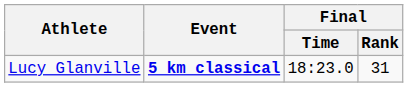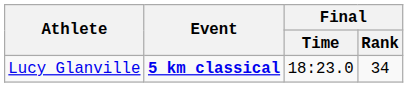(380, 69) 31 -> (380, 69) 34
